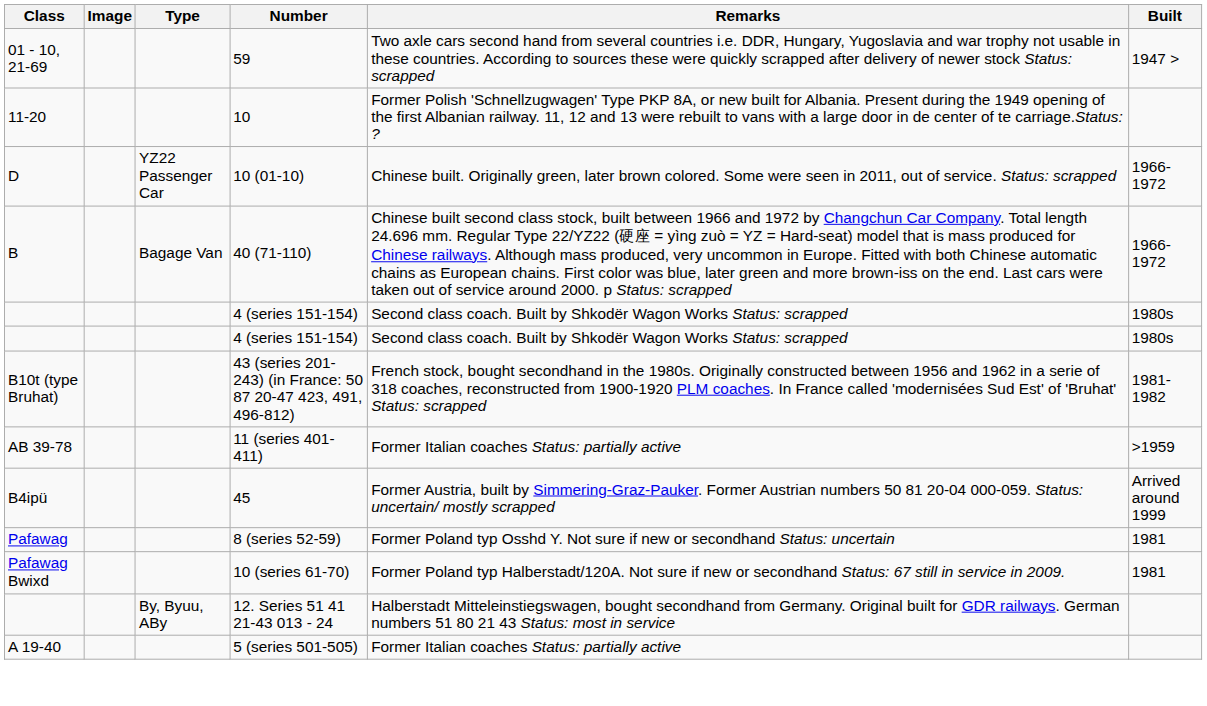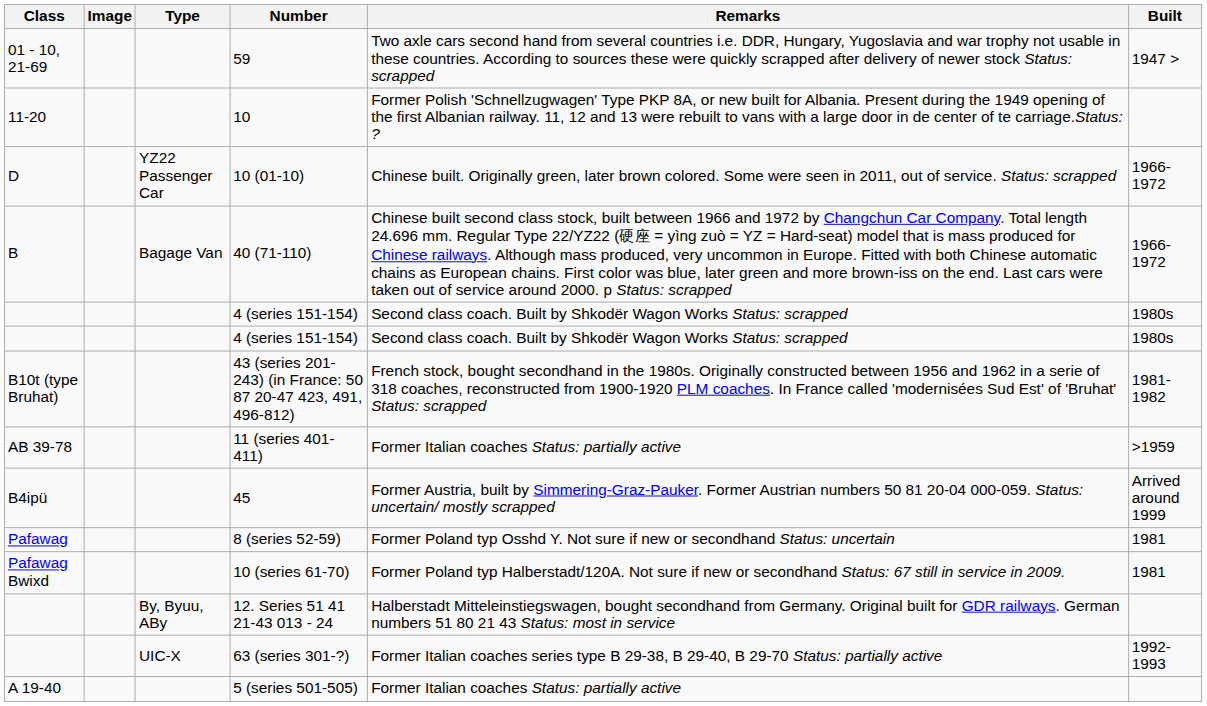+ row: (44, 656)
